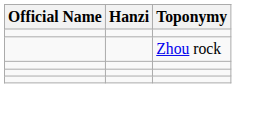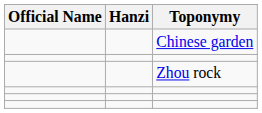+ row: (55, 42)
